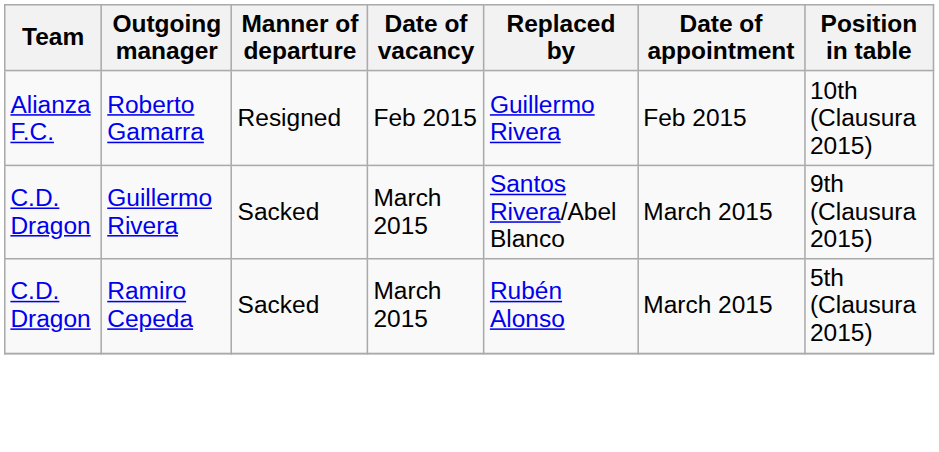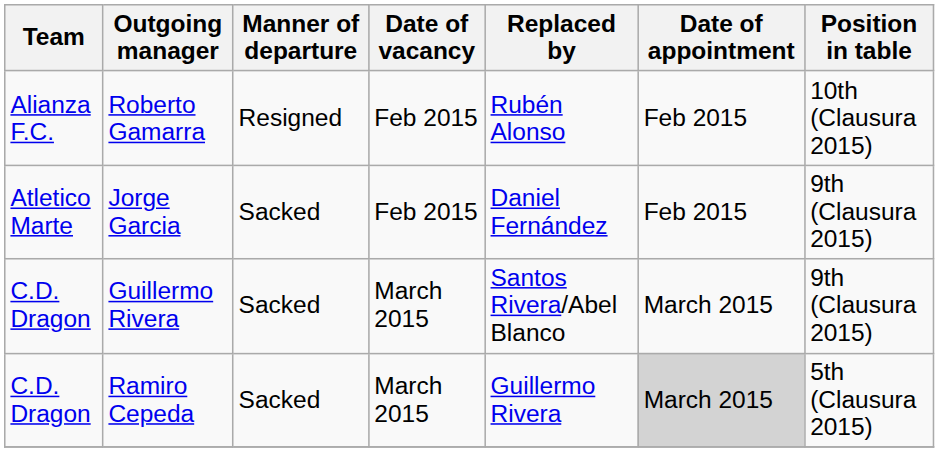(542, 117) Guillermo Rivera -> (528, 117) Rubén Alonso
+ row: (144, 211)
(527, 305) Rubén Alonso -> (543, 399) Guillermo Rivera
(708, 305) no background -> (708, 399) lightgrey background
